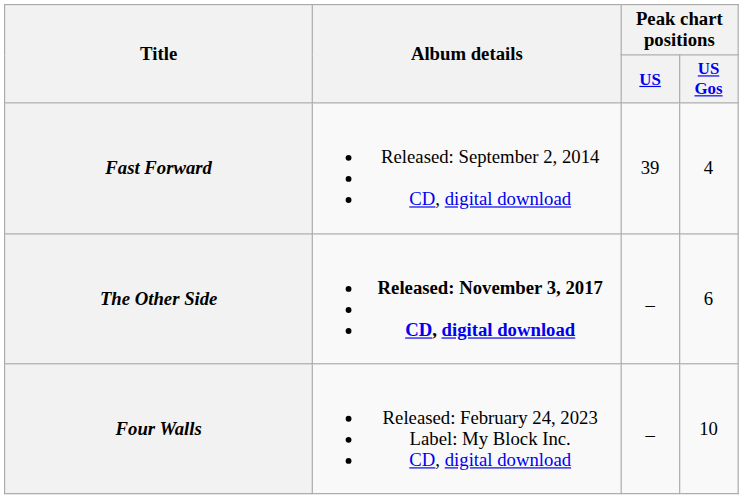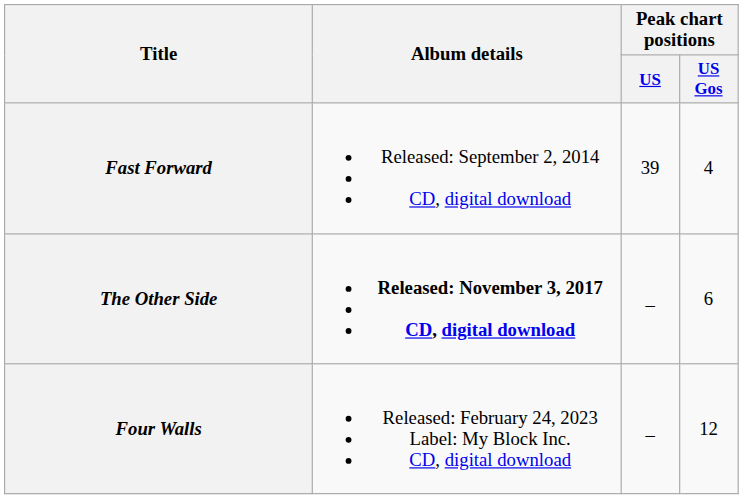(709, 428) 10 -> (709, 428) 12
